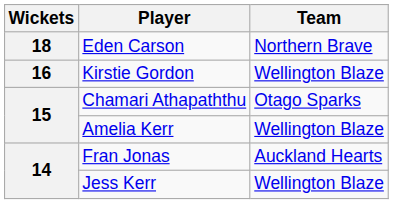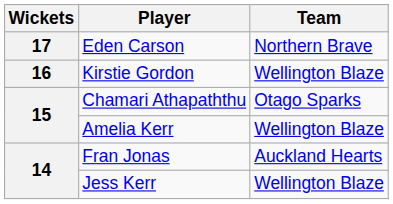(41, 45) 18 -> (41, 45) 17
